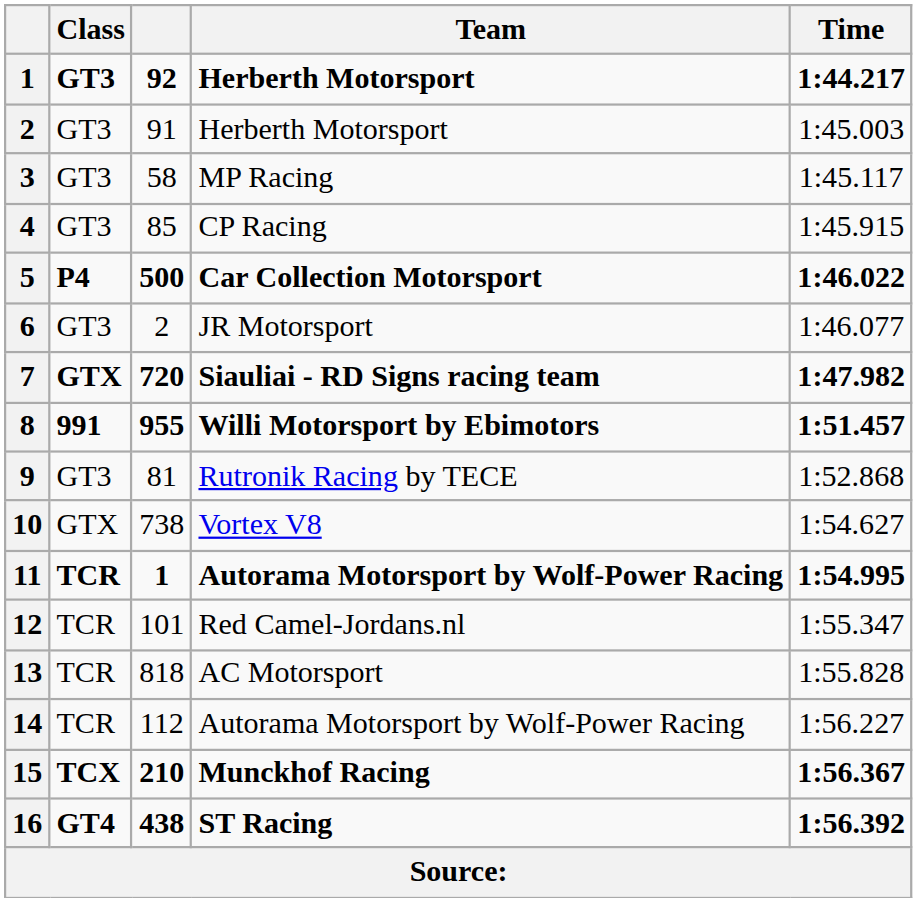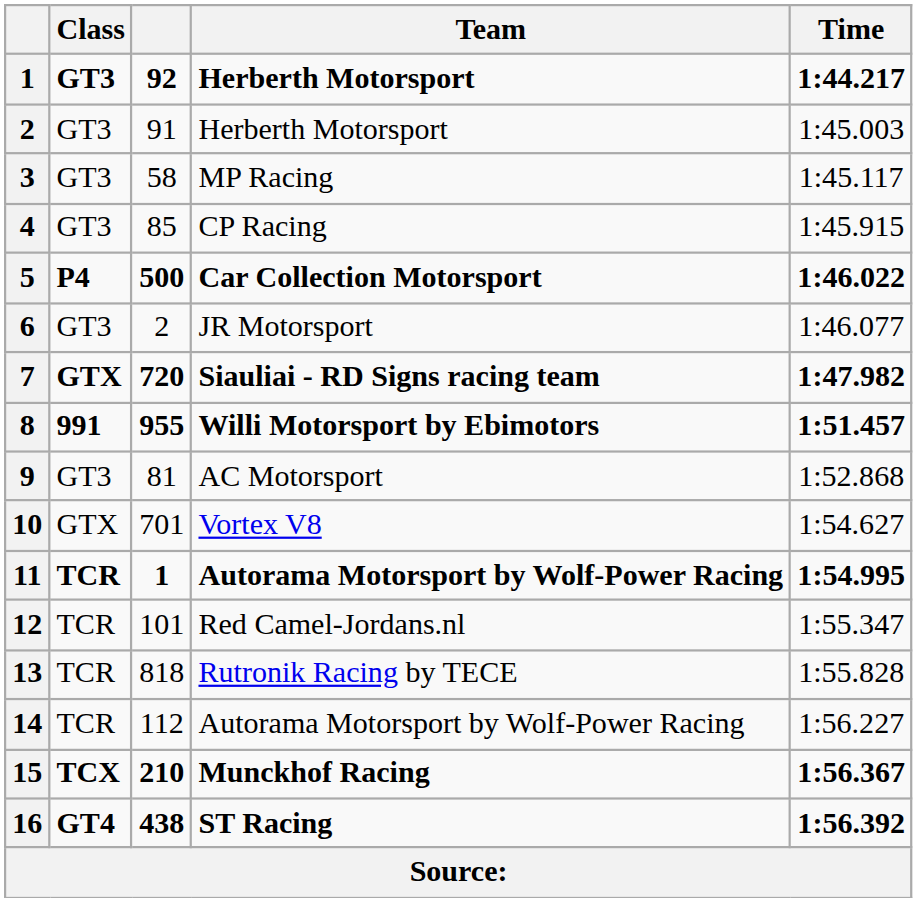(358, 475) Rutronik Racing by TECE -> (291, 475) AC Motorsport
(162, 524) 738 -> (162, 524) 701
(291, 673) AC Motorsport -> (358, 673) Rutronik Racing by TECE
